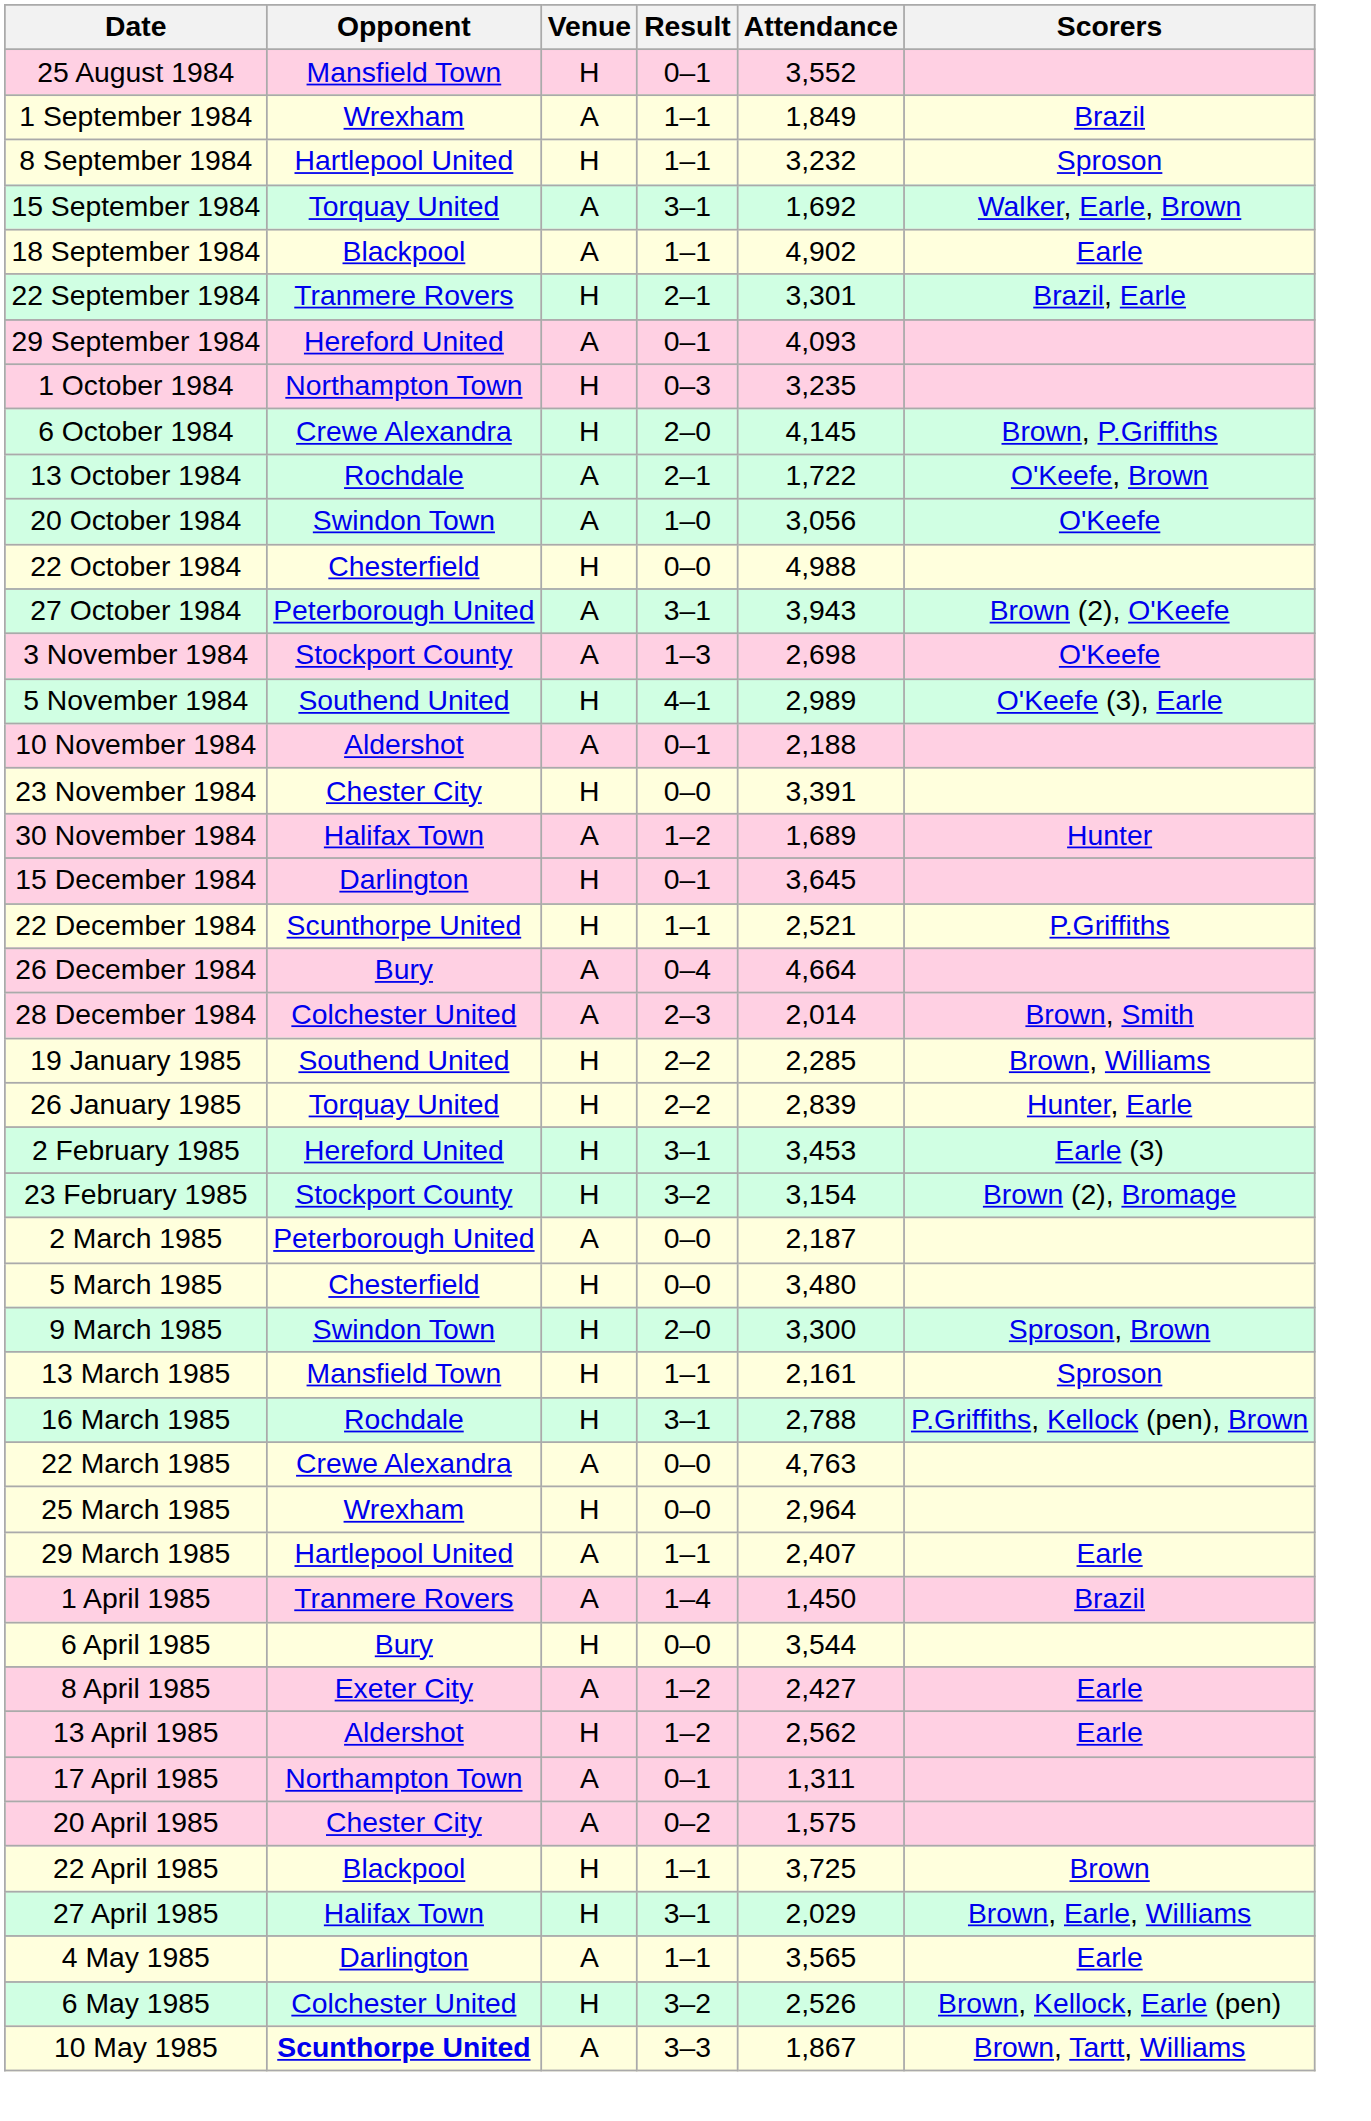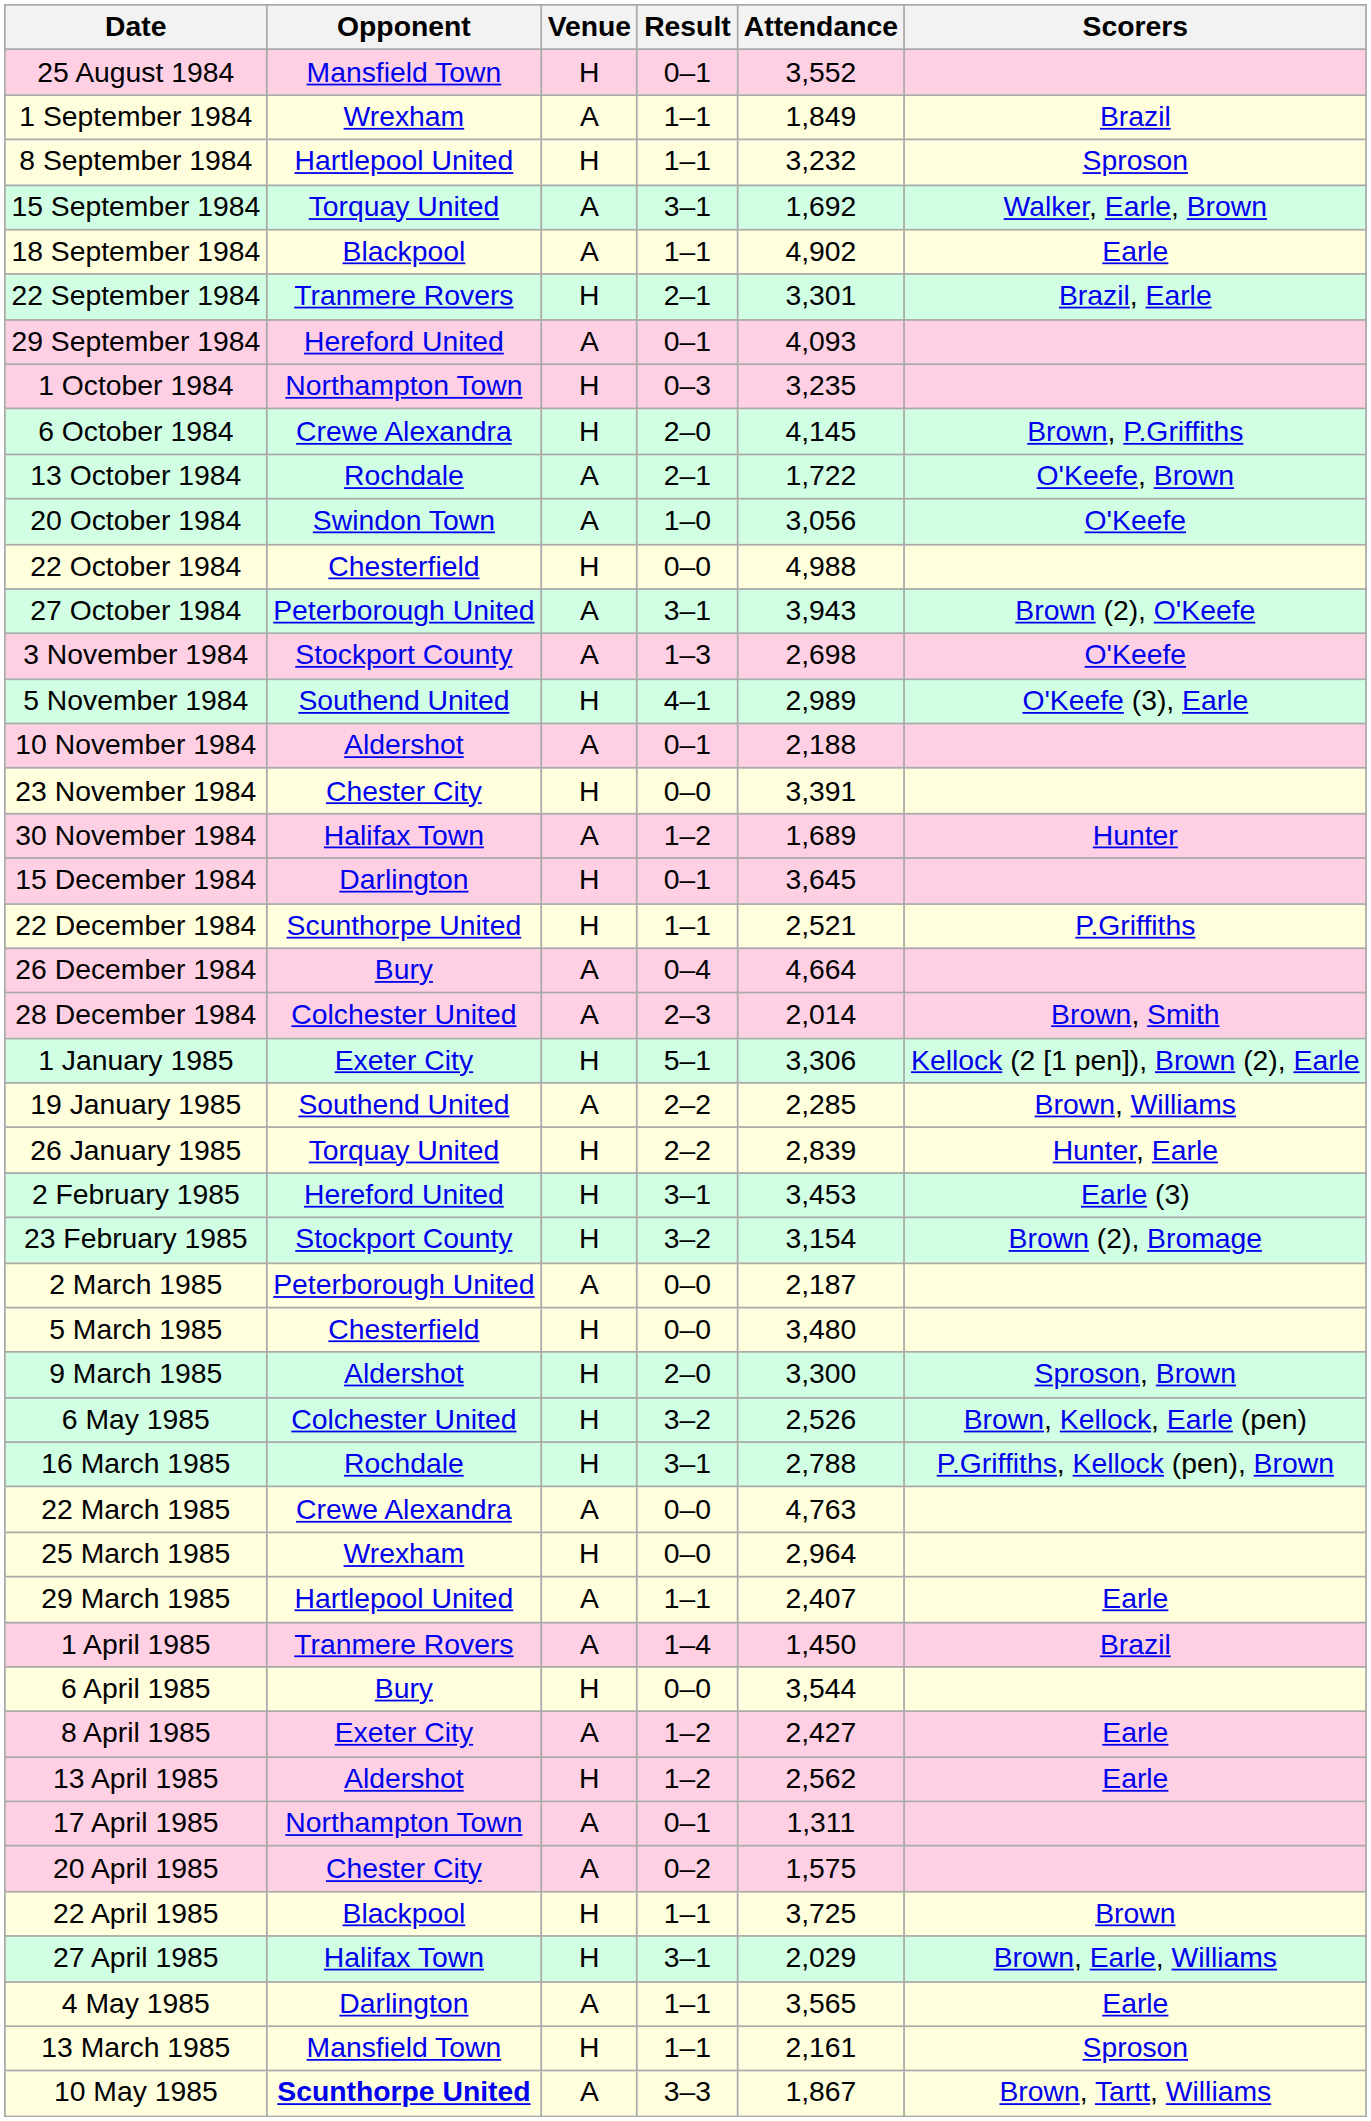+ row: (136, 1059)
(589, 1059) H -> (589, 1104) A
(404, 1329) Swindon Town -> (404, 1374) Aldershot
rows swapped: (136, 1374) <-> (136, 2003)
